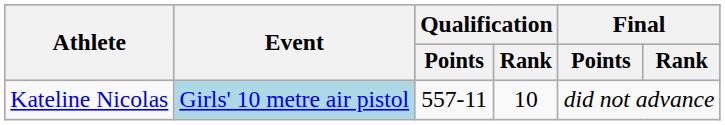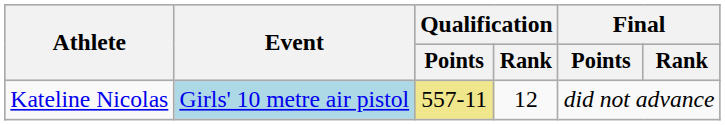(454, 100) no background -> (454, 100) khaki background
(526, 100) 10 -> (526, 100) 12
